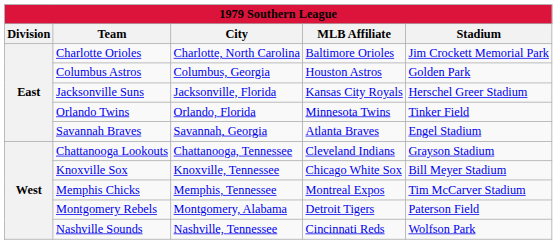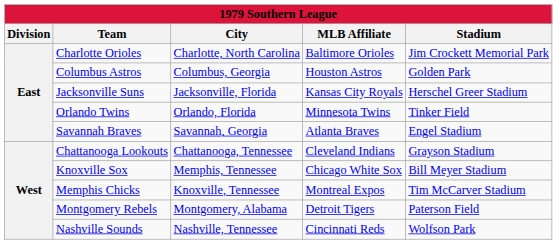(226, 170) Knoxville, Tennessee -> (225, 170) Memphis, Tennessee
(225, 190) Memphis, Tennessee -> (226, 190) Knoxville, Tennessee
